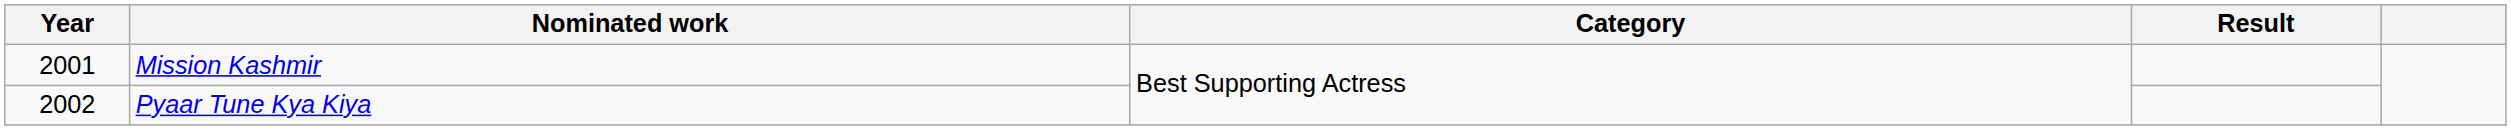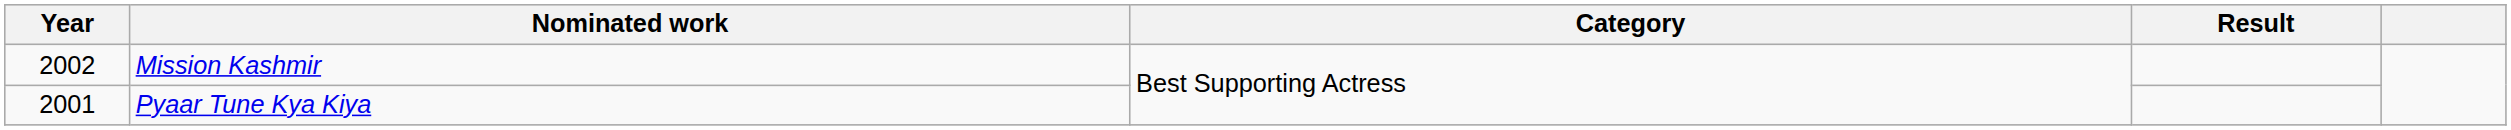(67, 64) 2001 -> (67, 64) 2002
(67, 104) 2002 -> (67, 104) 2001
